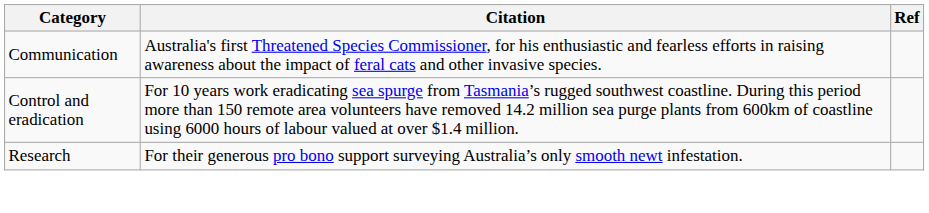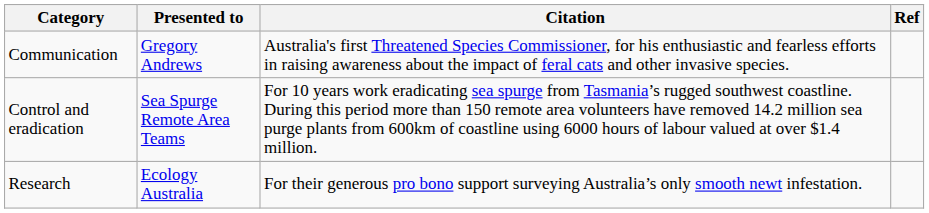+ column: (199, 17)
